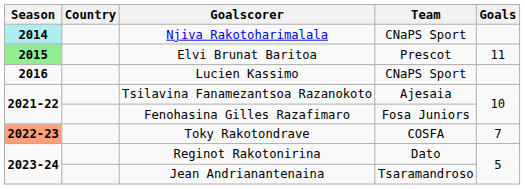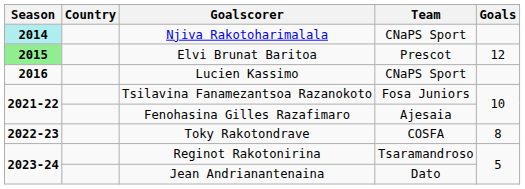(498, 54) 11 -> (498, 54) 12
(426, 94) Ajesaia -> (426, 94) Fosa Juniors
(426, 114) Fosa Juniors -> (426, 114) Ajesaia
(33, 134) lightsalmon background -> (33, 134) no background
(498, 134) 7 -> (498, 134) 8
(426, 154) Dato -> (426, 154) Tsaramandroso
(426, 174) Tsaramandroso -> (426, 174) Dato
